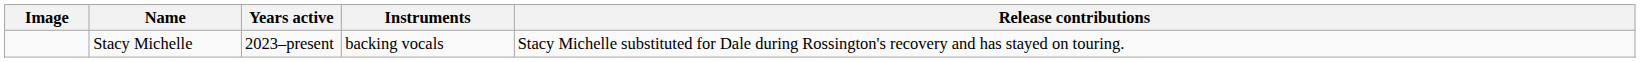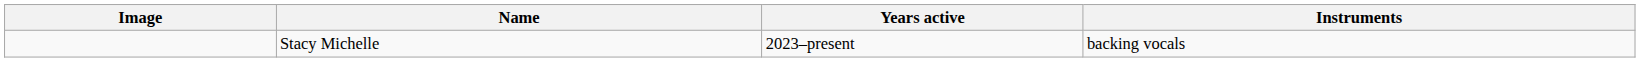- column: (1074, 17)
